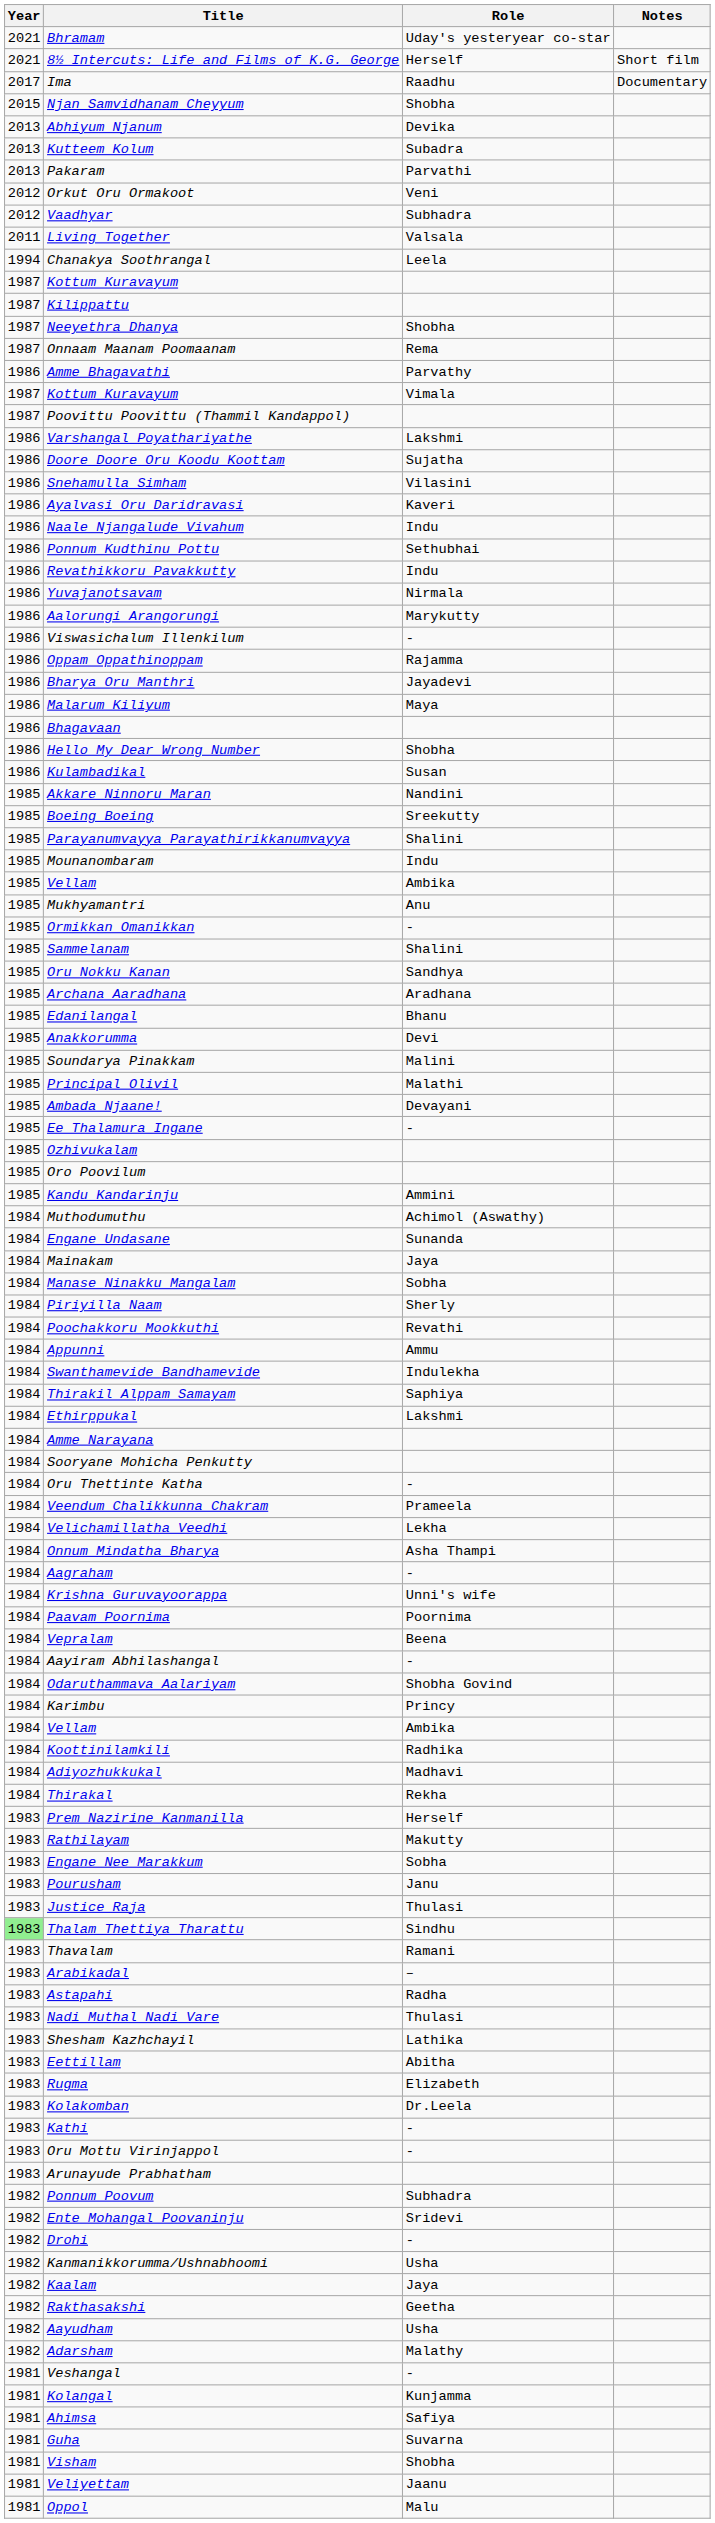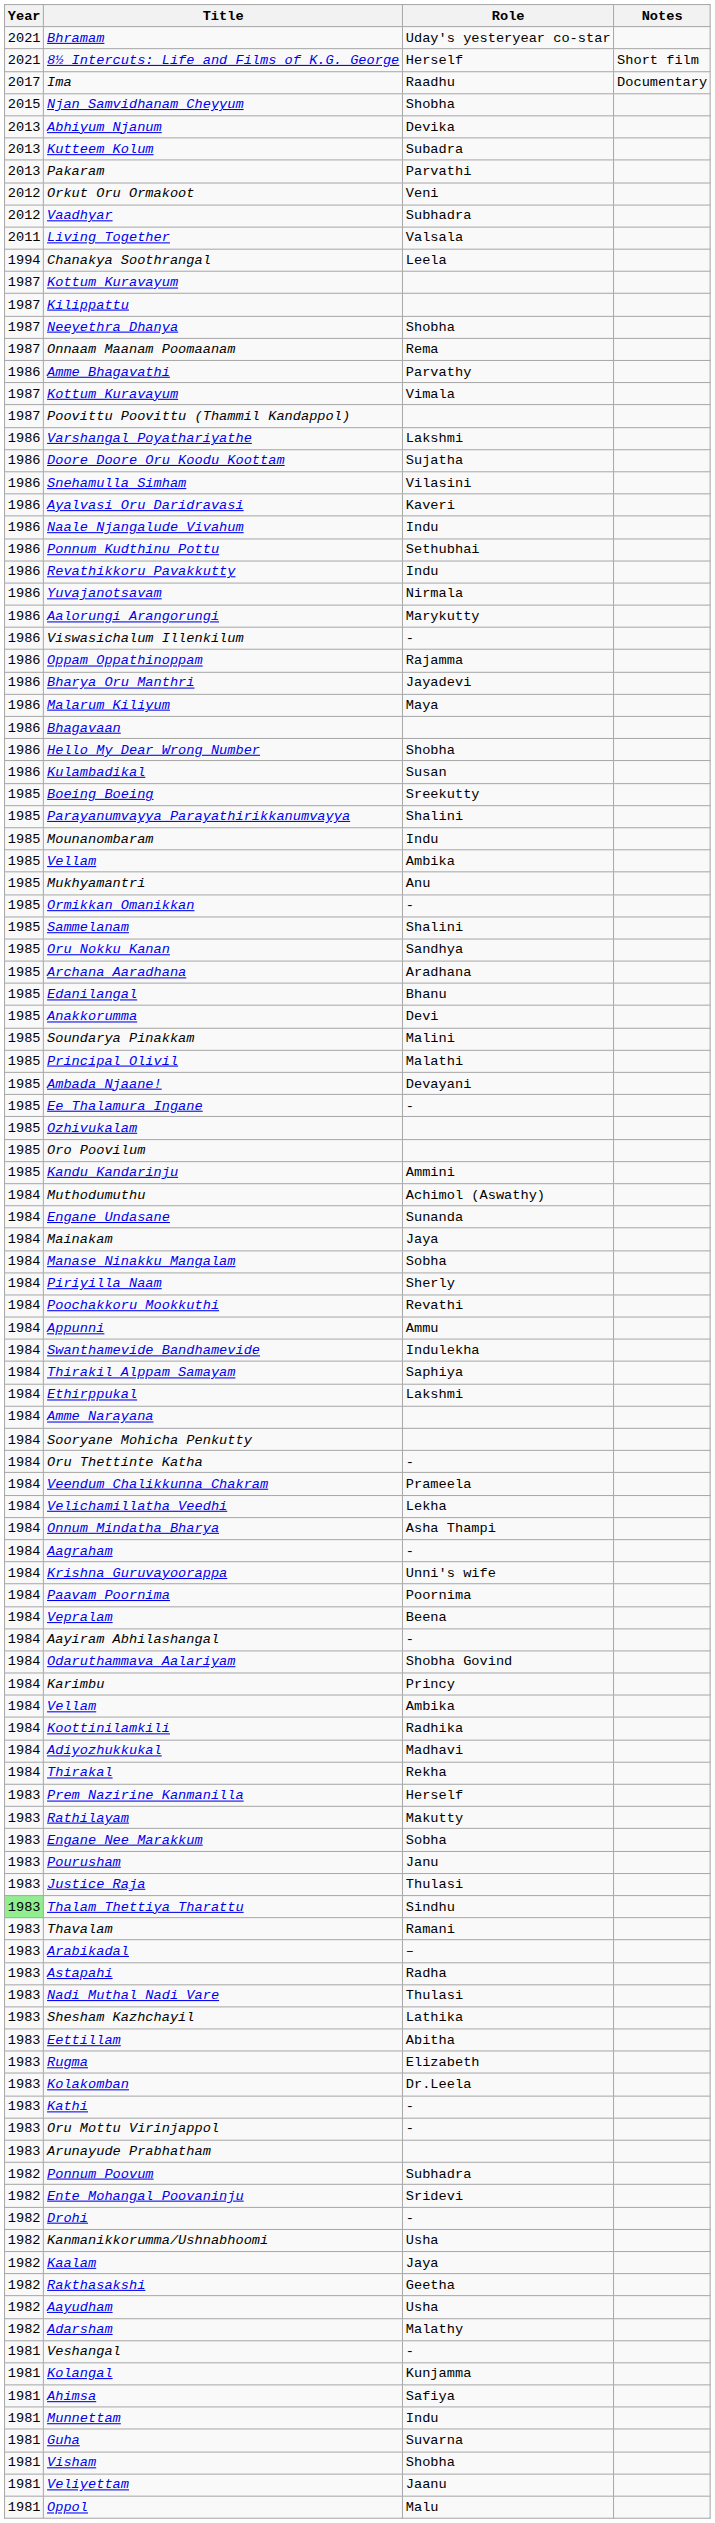- row: (129, 794)
+ row: (84, 2418)
